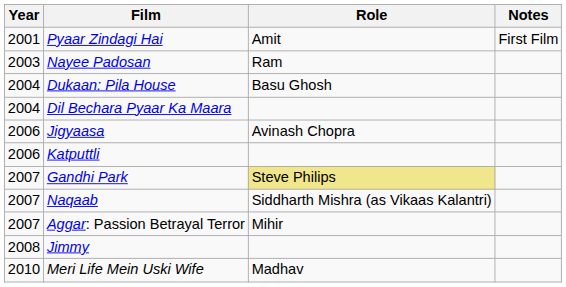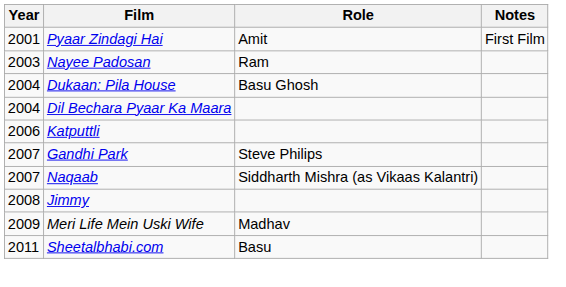- row: (76, 131)
(294, 177) khaki background -> (280, 154) no background
- row: (146, 223)
(24, 270) 2010 -> (24, 223) 2009
+ row: (105, 246)
